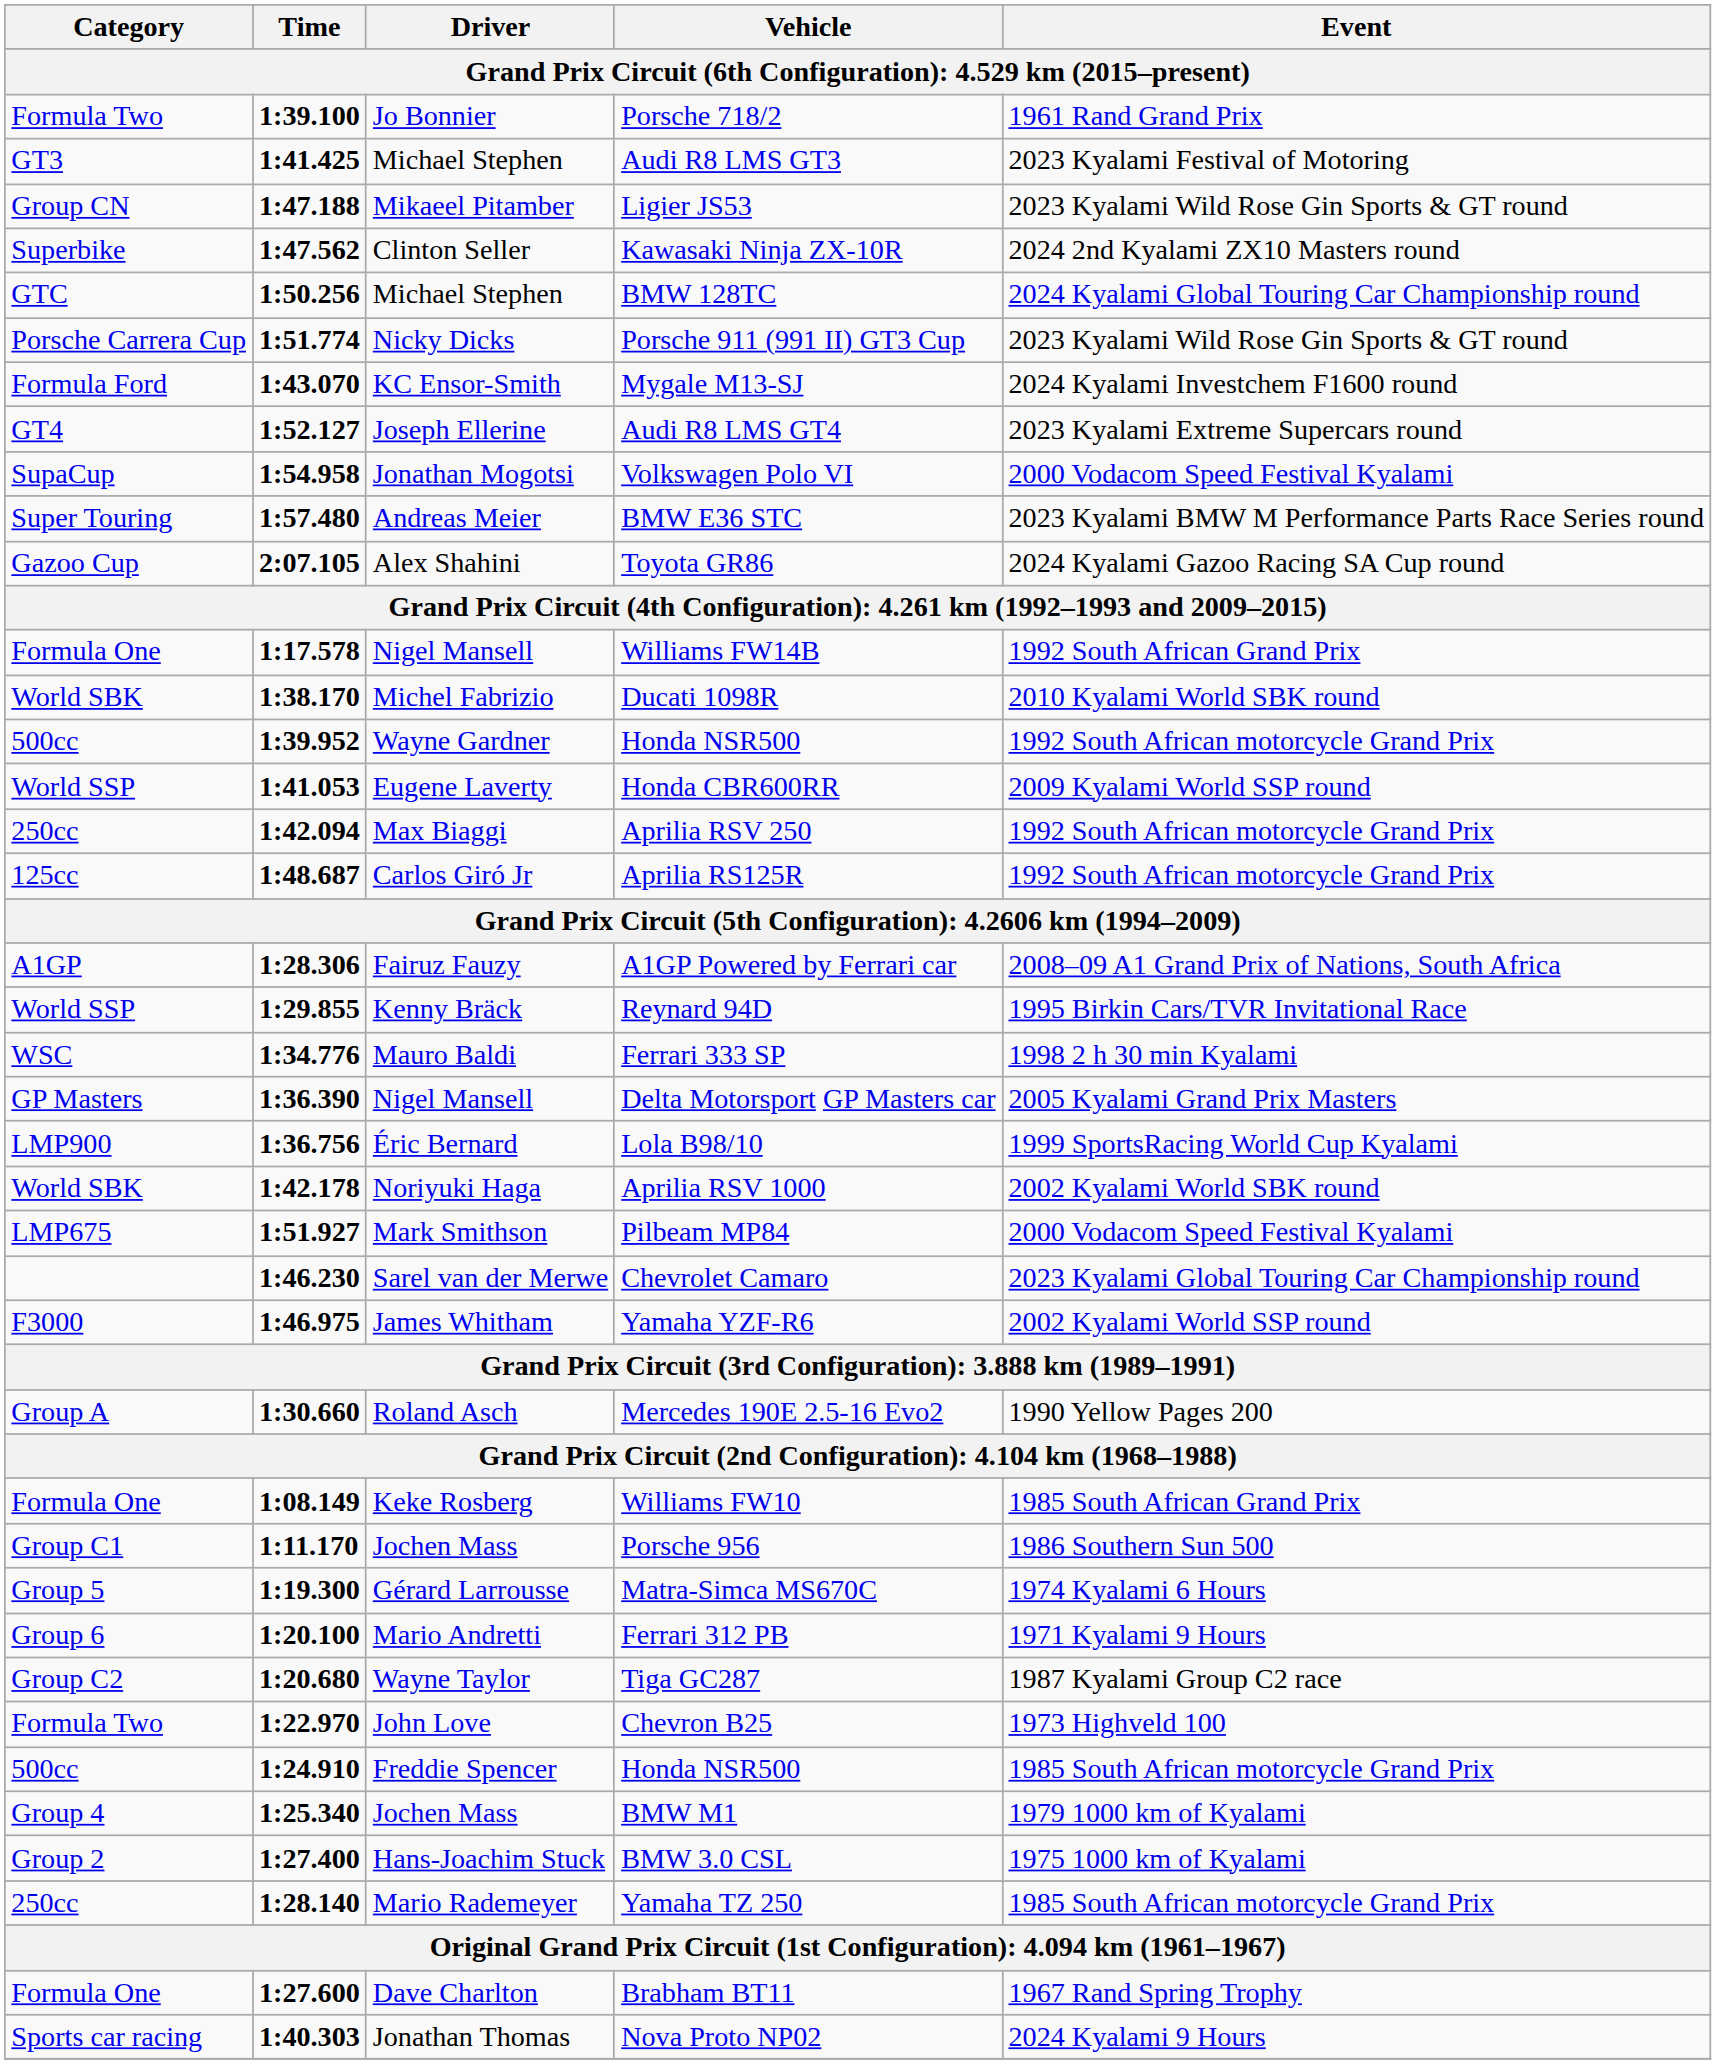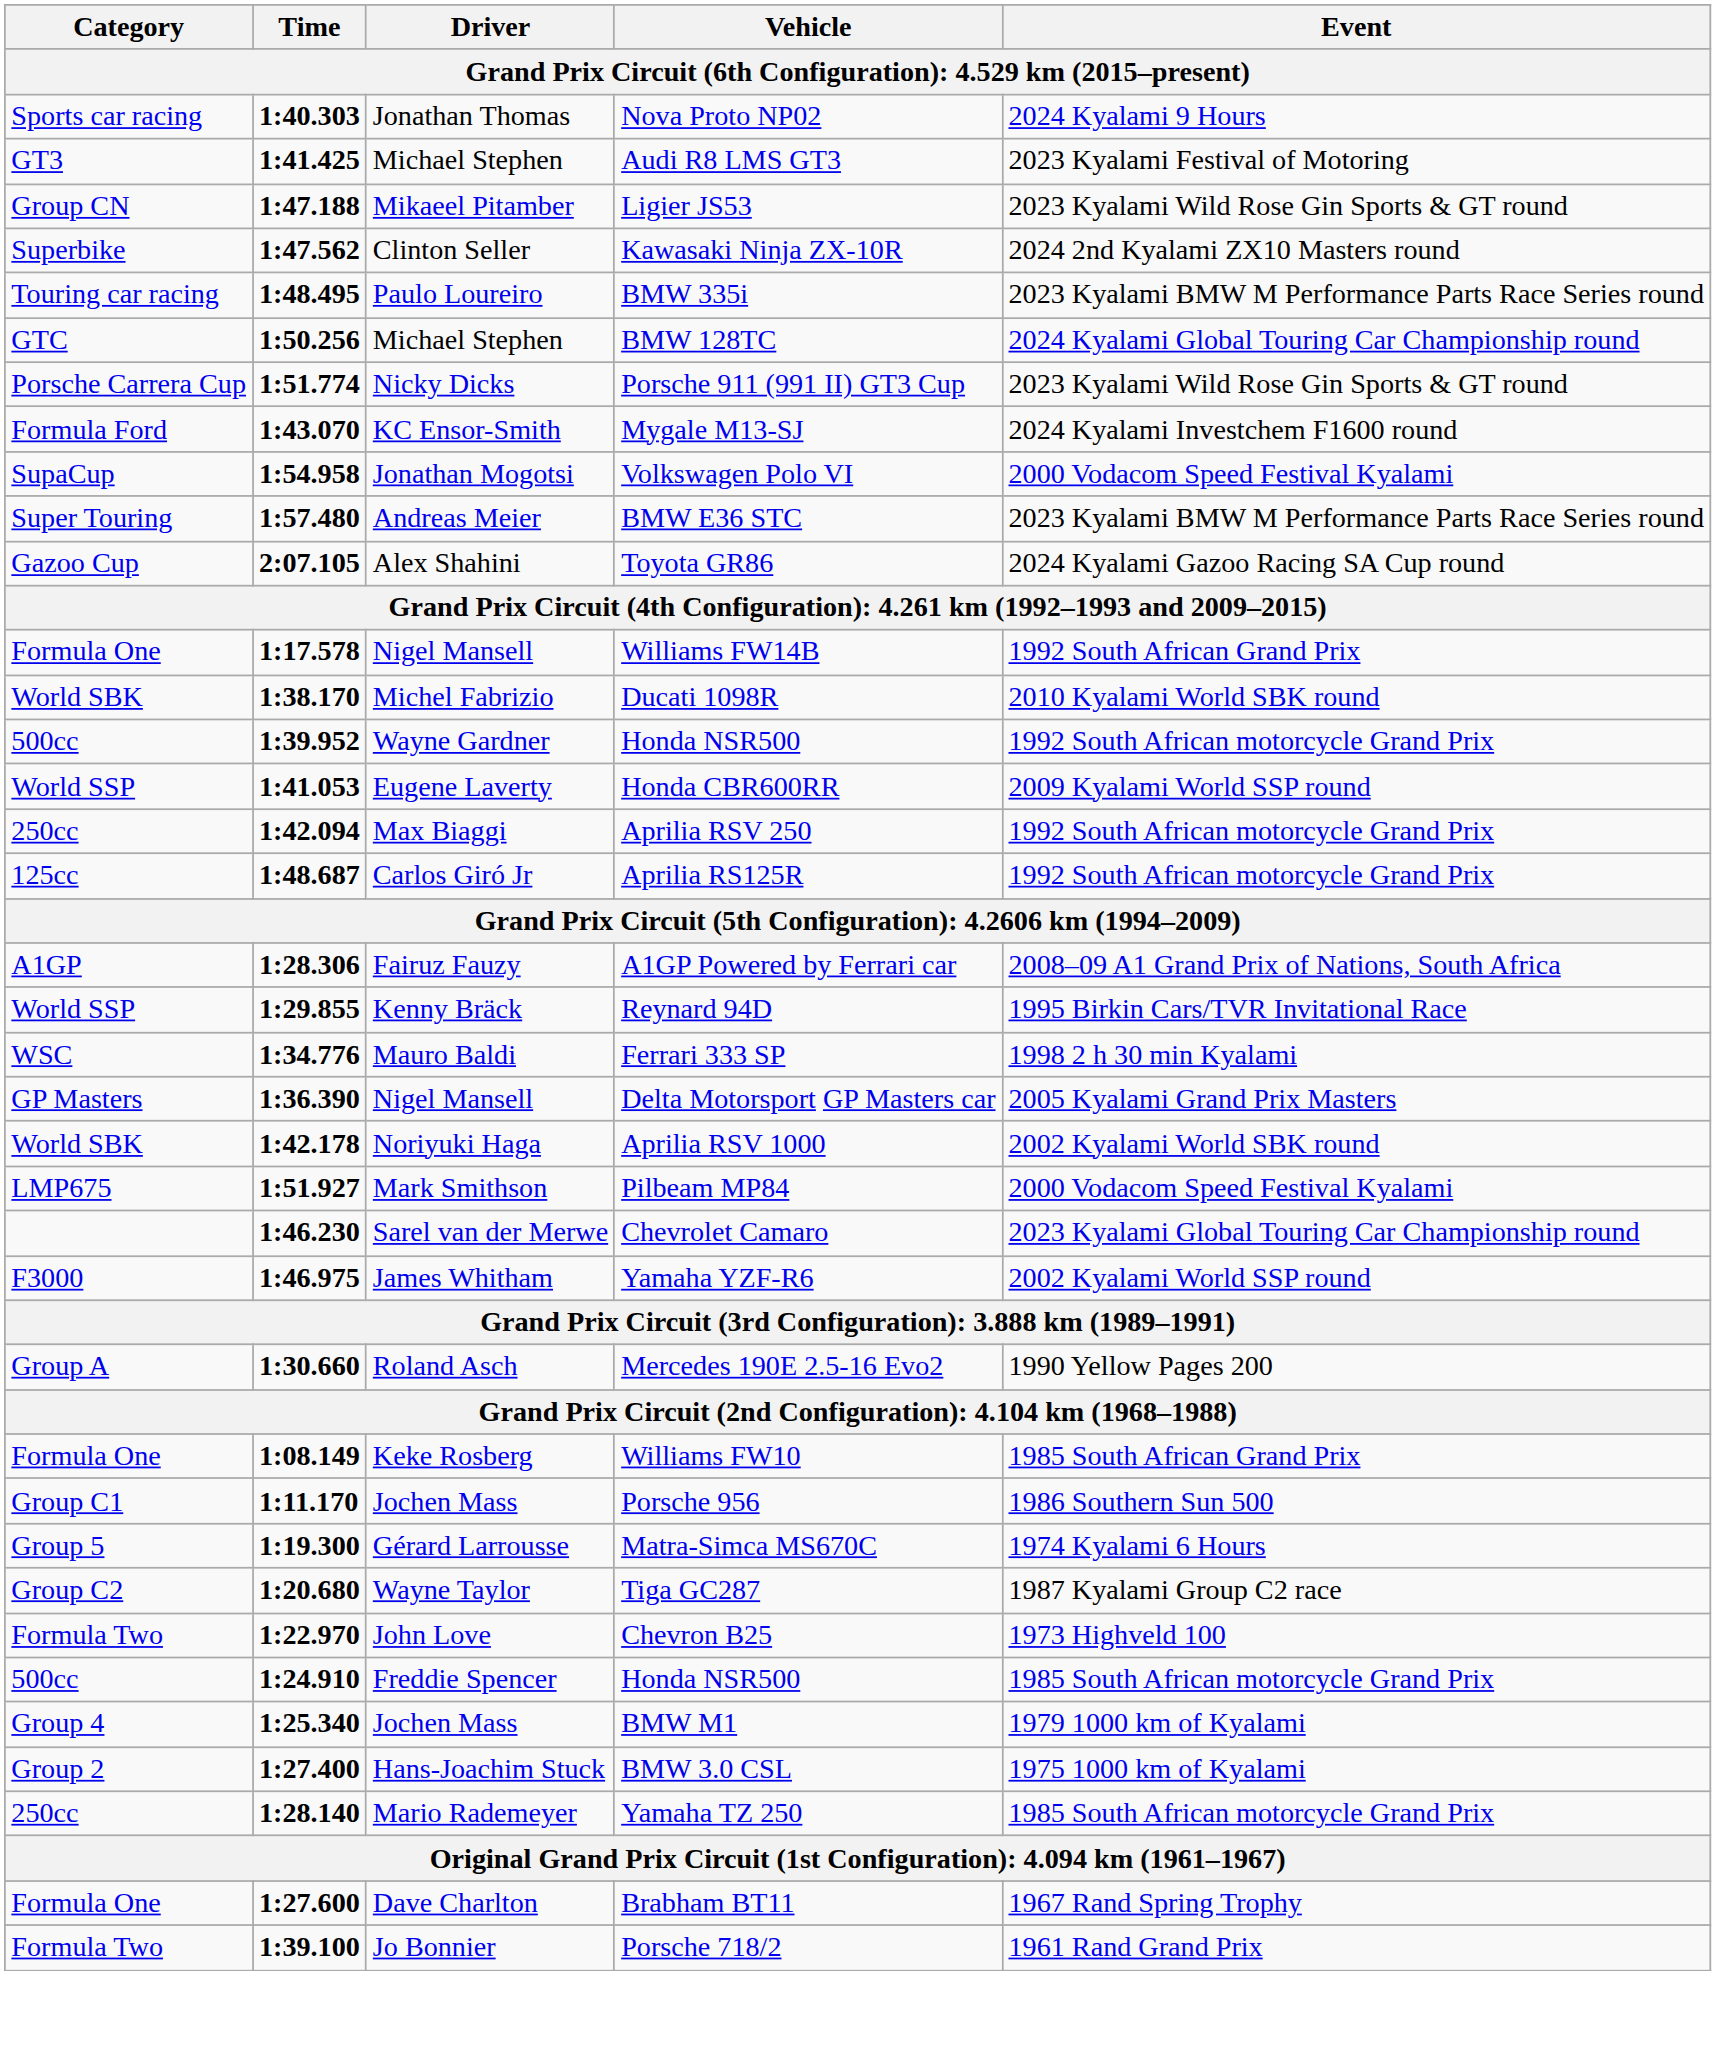rows swapped: (472, 2036) <-> (434, 116)
+ row: (458, 294)
- row: (459, 428)
- row: (445, 1143)
- row: (457, 1634)
